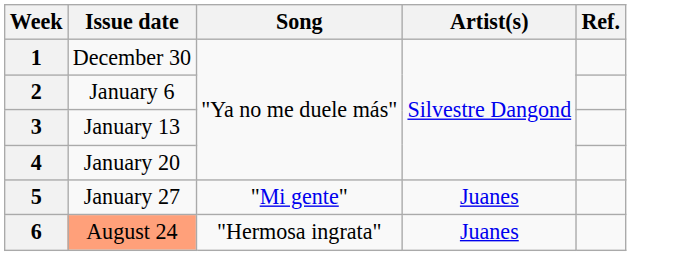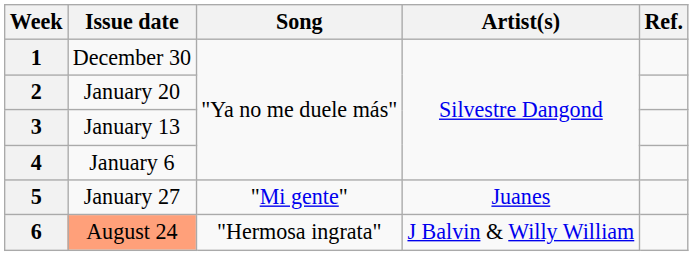(132, 92) January 6 -> (132, 92) January 20
(132, 162) January 20 -> (132, 162) January 6
(489, 232) Juanes -> (521, 232) J Balvin & Willy William
